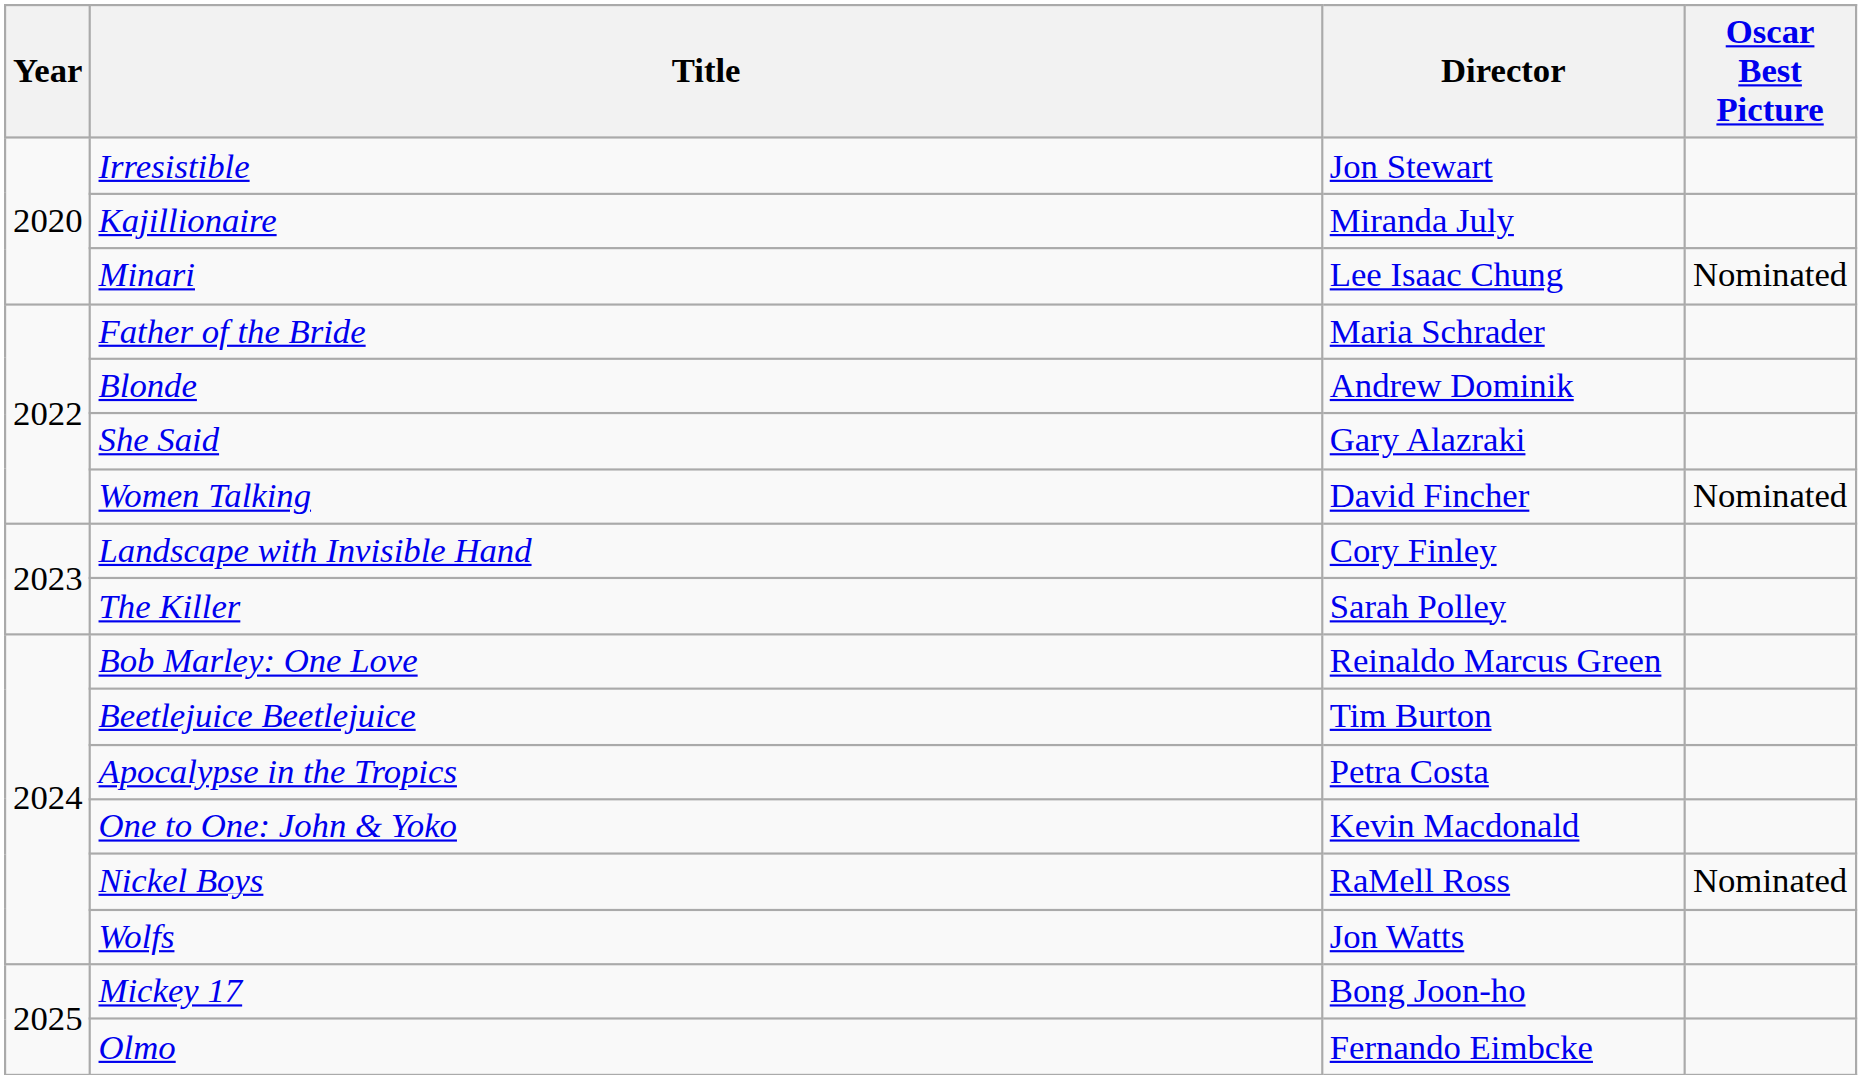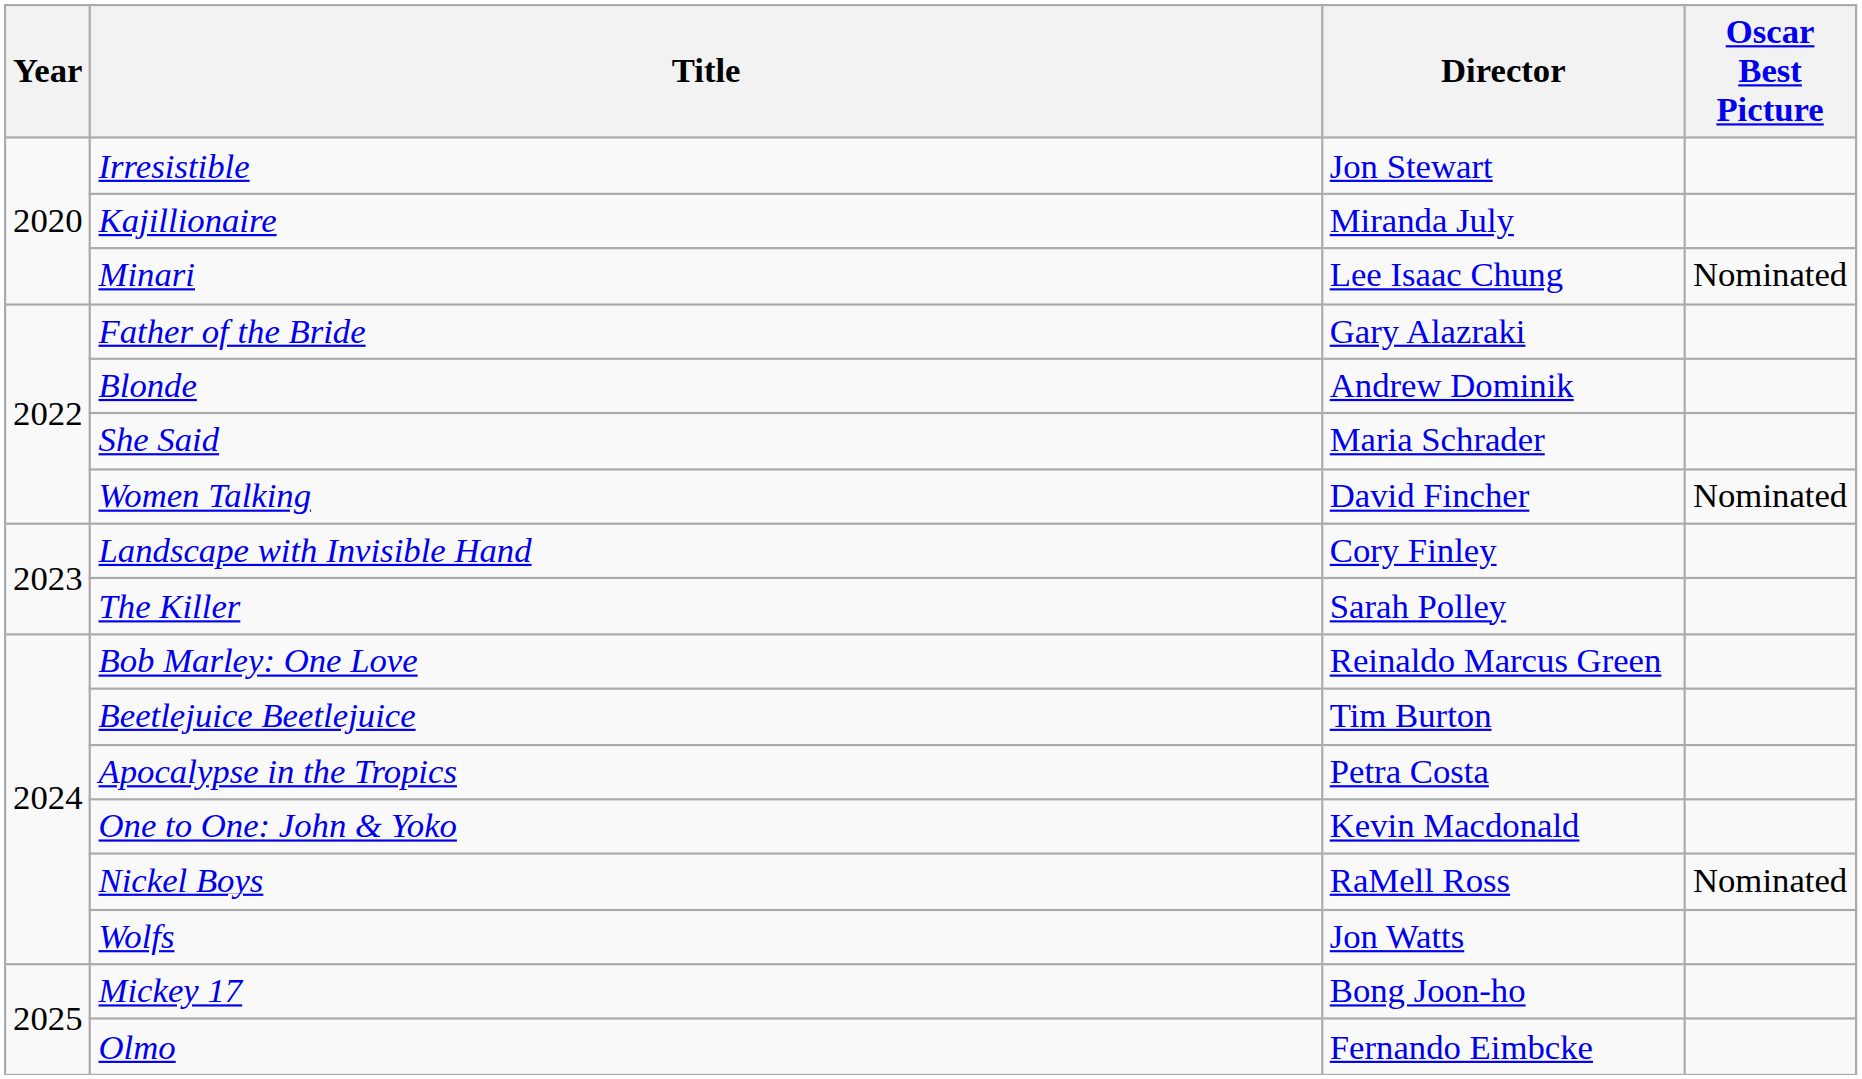(1437, 330) Maria Schrader -> (1428, 330) Gary Alazraki
(1428, 440) Gary Alazraki -> (1437, 440) Maria Schrader
